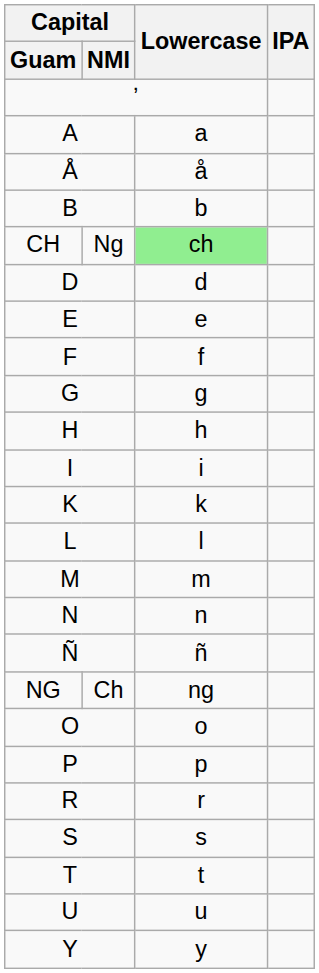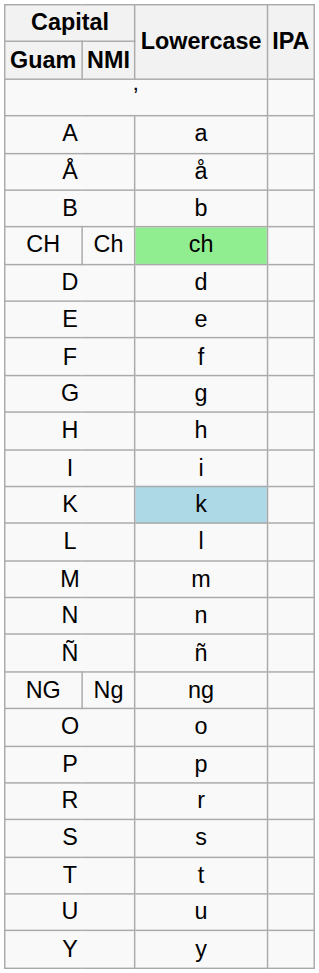(108, 245) Ng -> (108, 245) Ch
(201, 504) no background -> (201, 504) lightblue background
(108, 689) Ch -> (108, 689) Ng
